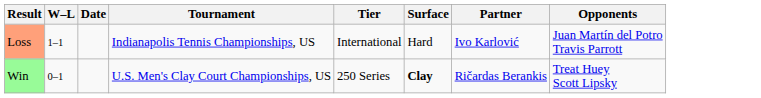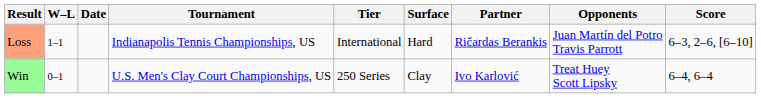+ column: (711, 14)
(487, 41) Ivo Karlović -> (501, 41) Ričardas Berankis
(420, 75) bold -> (419, 75) normal
(501, 75) Ričardas Berankis -> (487, 75) Ivo Karlović
